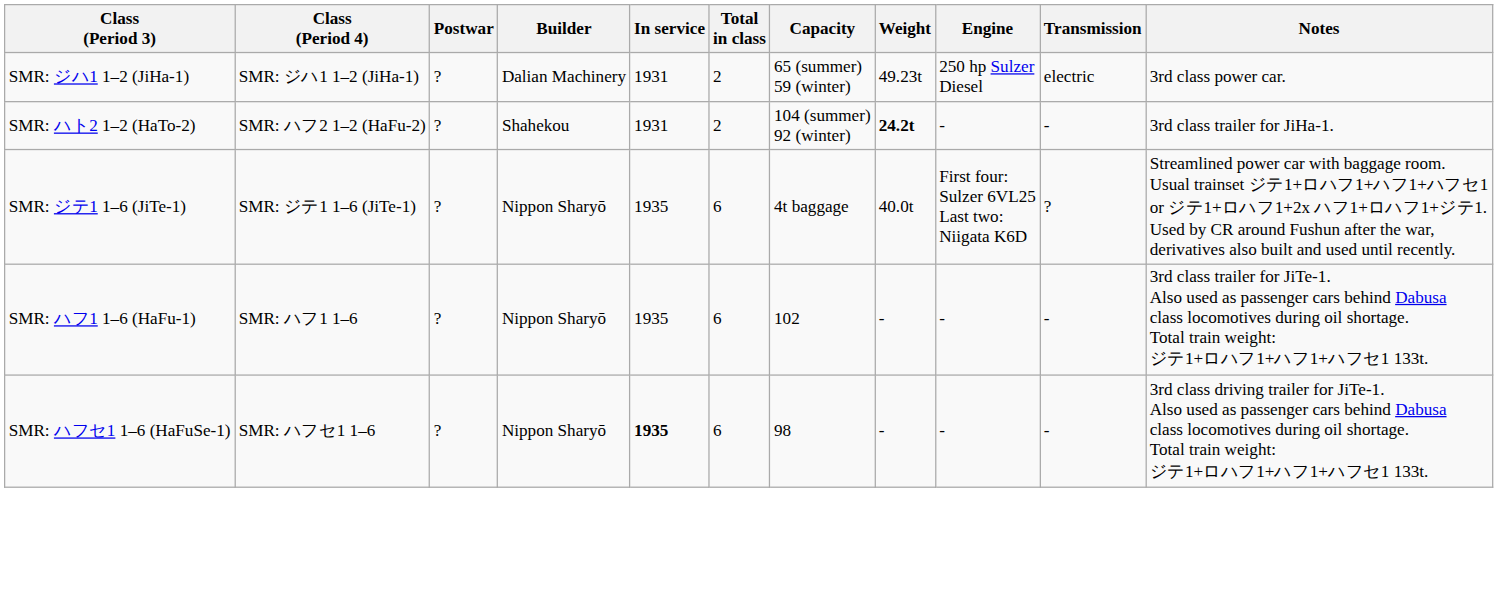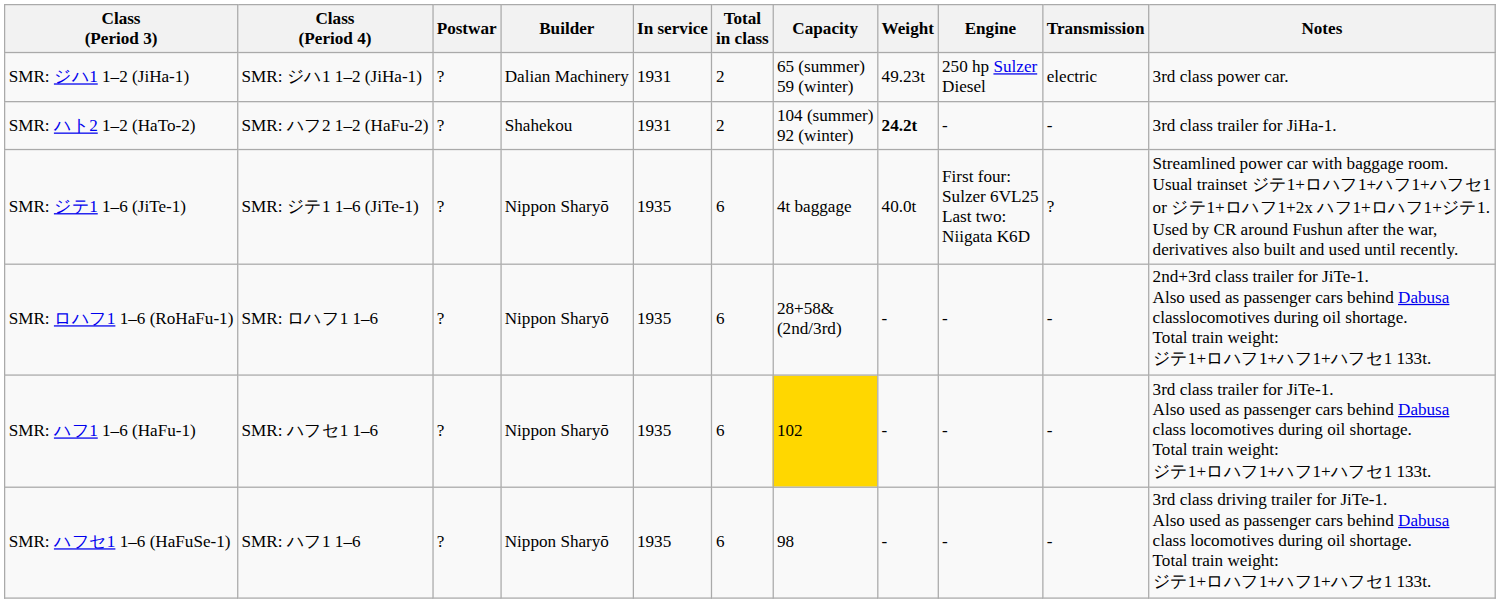+ row: (121, 319)
(298, 319) SMR: ハフ1 1–6 -> (310, 430) SMR: ハフセ1 1–6
(787, 319) no background -> (790, 430) gold background
(307, 430) SMR: ハフセ1 1–6 -> (301, 541) SMR: ハフ1 1–6
(651, 430) bold -> (654, 541) normal
